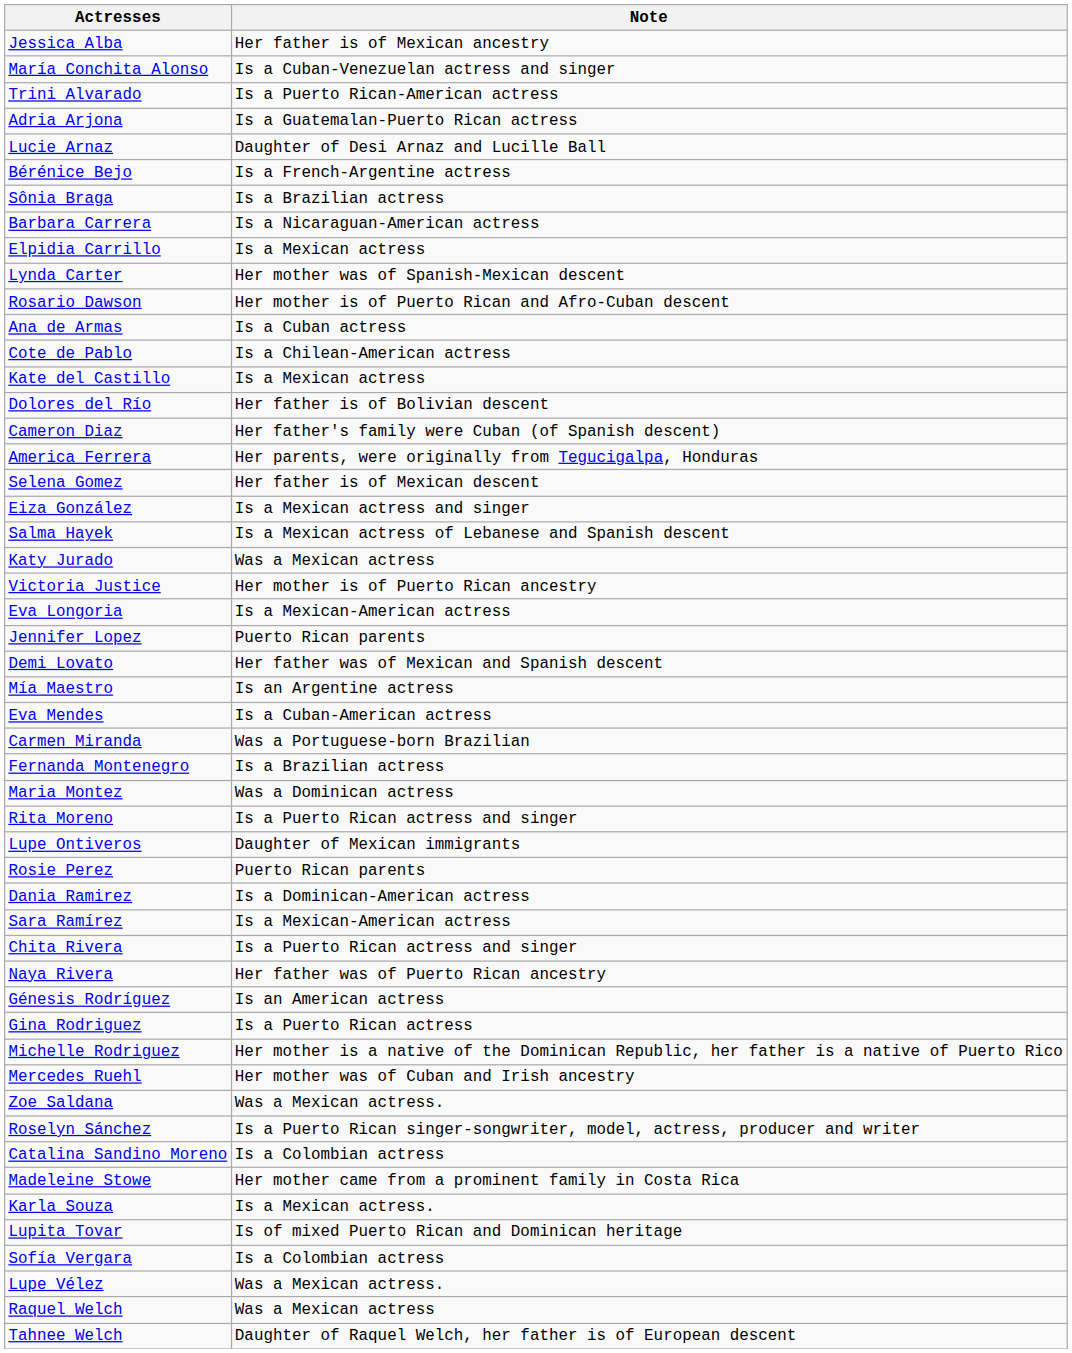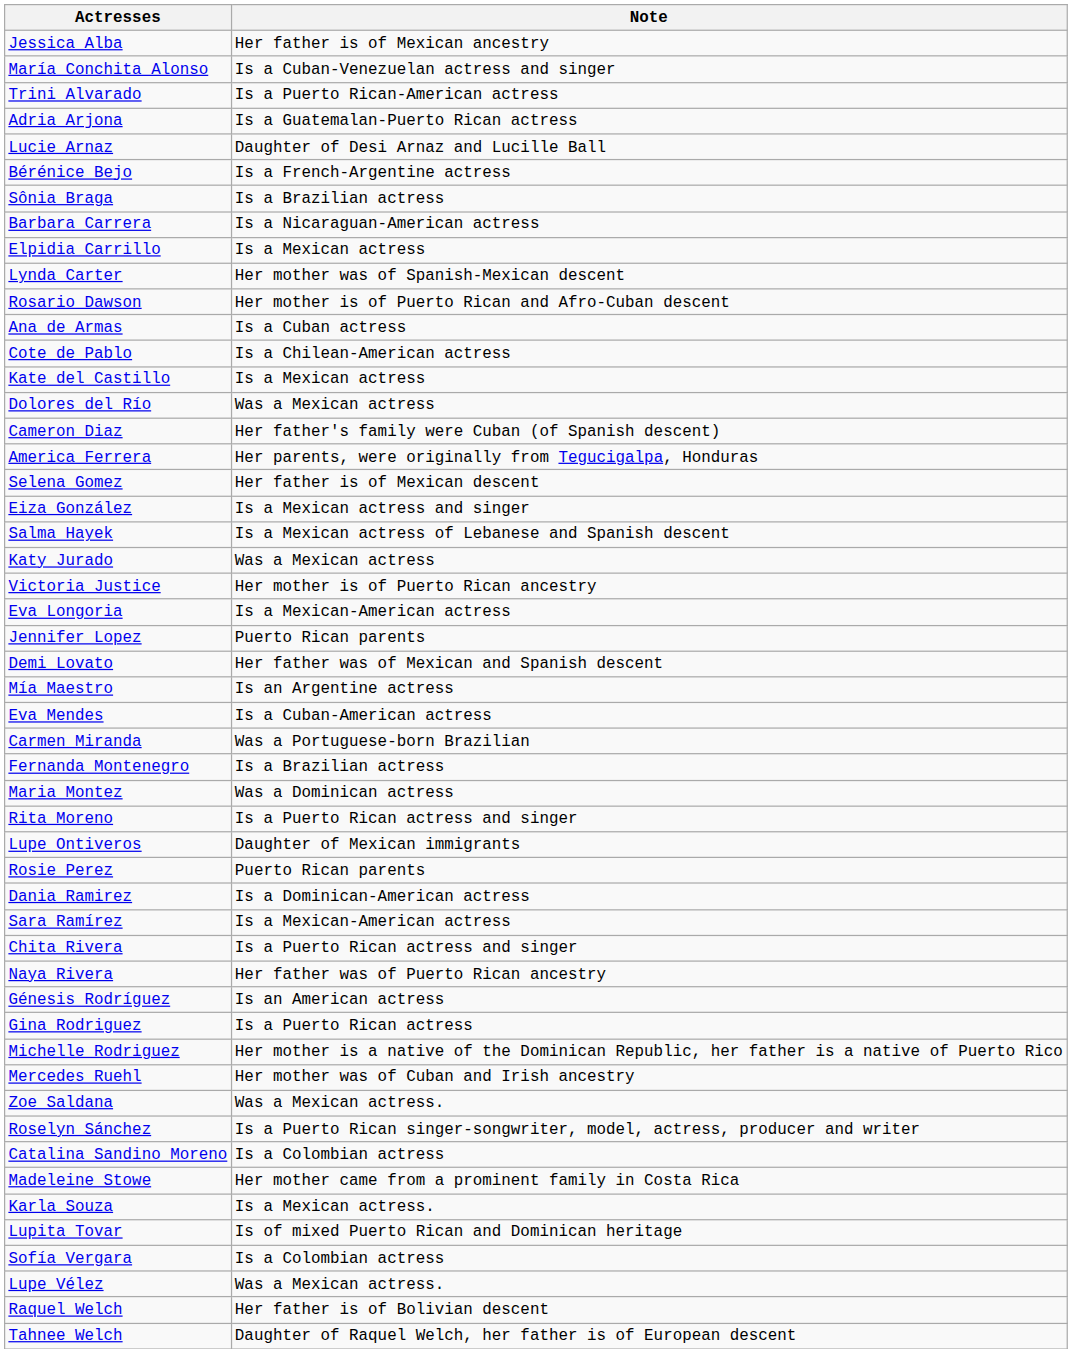(392, 405) Her father is of Bolivian descent -> (335, 405) Was a Mexican actress
(335, 1310) Was a Mexican actress -> (392, 1310) Her father is of Bolivian descent
